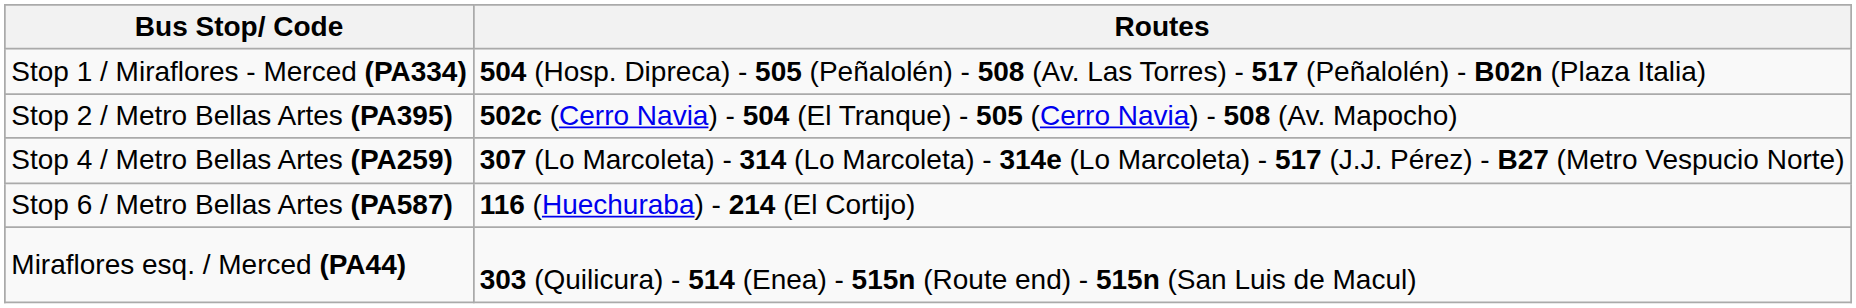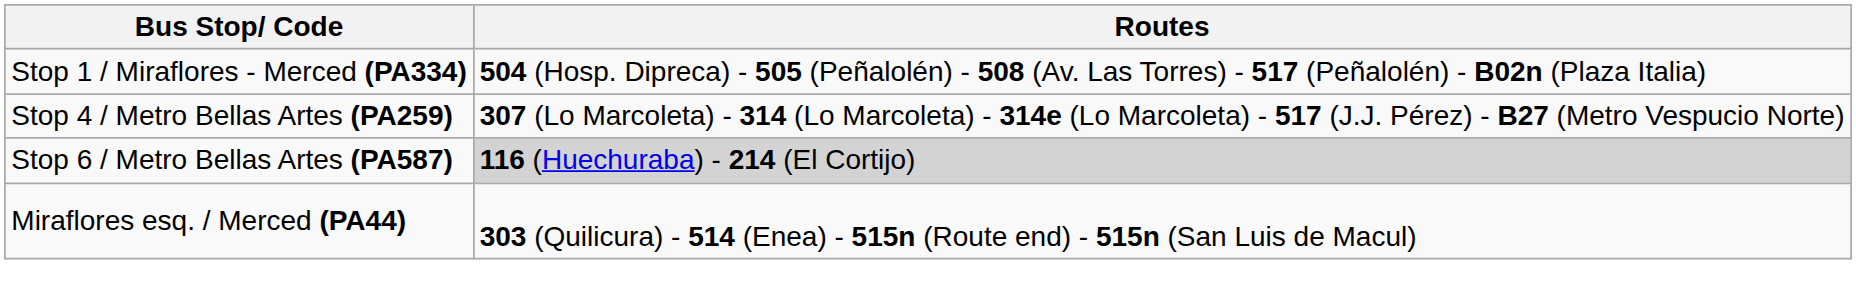- row: (232, 115)
(698, 204) no background -> (698, 159) lightgrey background
